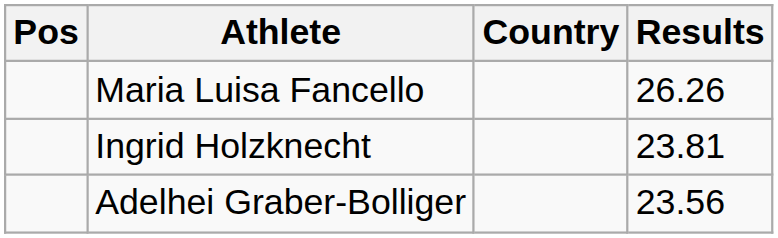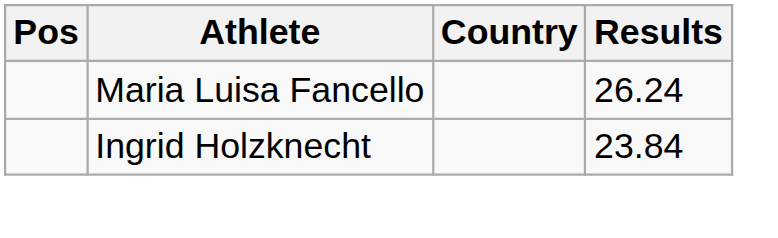(680, 89) 26.26 -> (639, 89) 26.24
(680, 145) 23.81 -> (639, 145) 23.84
- row: (281, 202)
